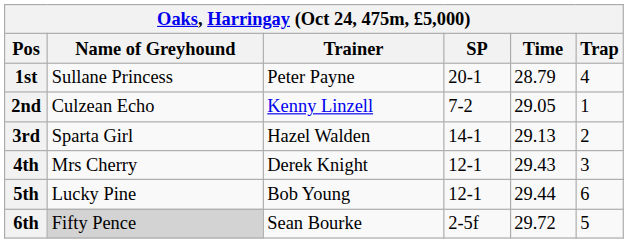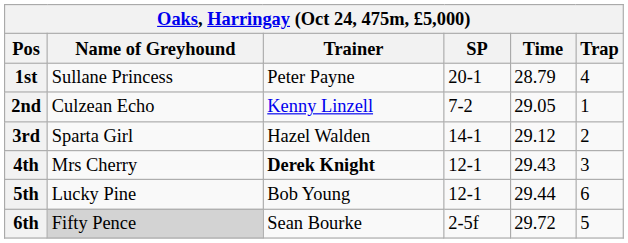(535, 135) 29.13 -> (535, 135) 29.12
(318, 164) normal -> (321, 164) bold
